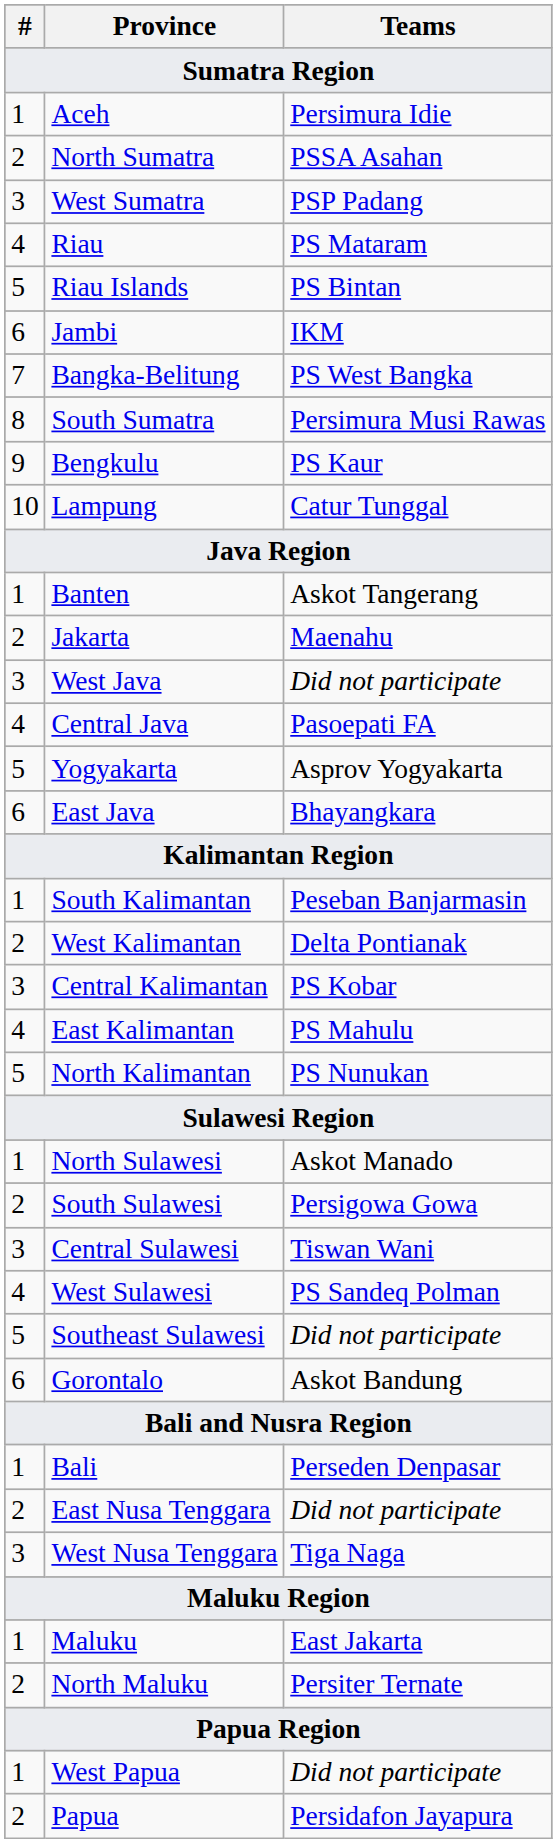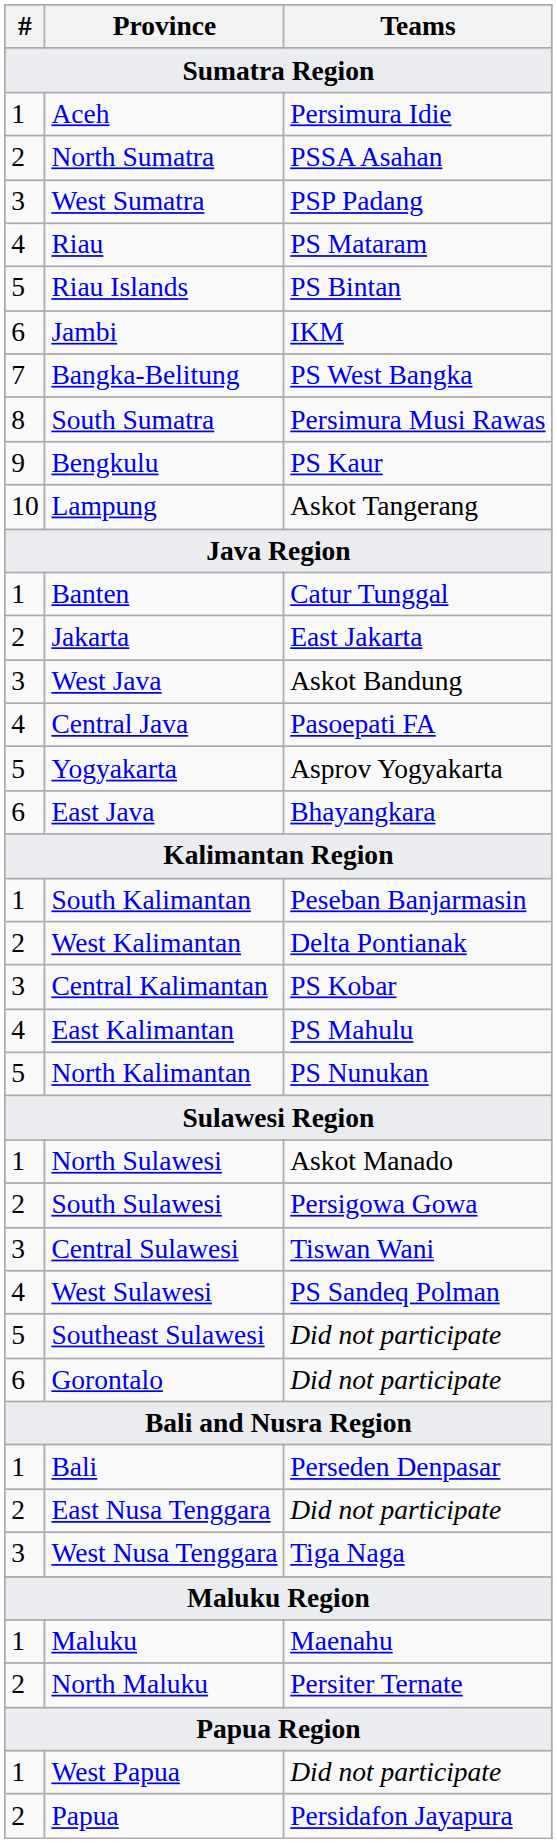(369, 506) Catur Tunggal -> (384, 506) Askot Tangerang
(384, 593) Askot Tangerang -> (369, 593) Catur Tunggal
(341, 637) Maenahu -> (356, 637) East Jakarta
(396, 680) Did not participate -> (376, 680) Askot Bandung
(376, 1379) Askot Bandung -> (396, 1379) Did not participate
(356, 1641) East Jakarta -> (341, 1641) Maenahu
